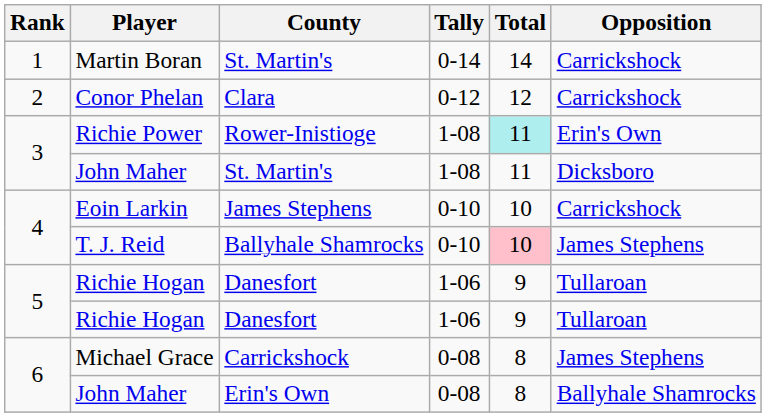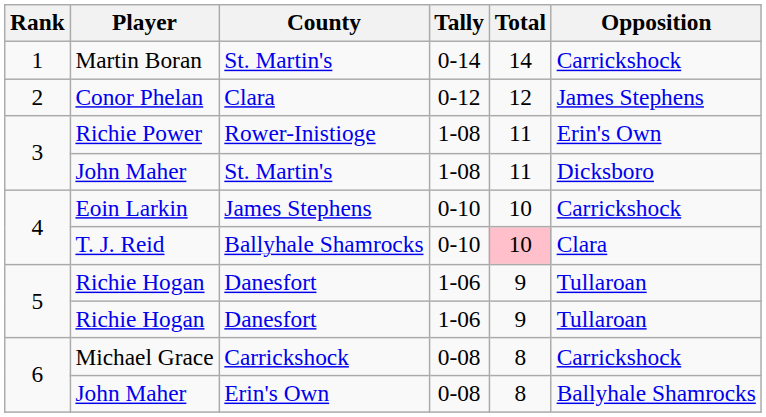(619, 97) Carrickshock -> (630, 97) James Stephens
(520, 134) paleturquoise background -> (520, 134) no background
(630, 245) James Stephens -> (582, 245) Clara
(630, 356) James Stephens -> (619, 356) Carrickshock
